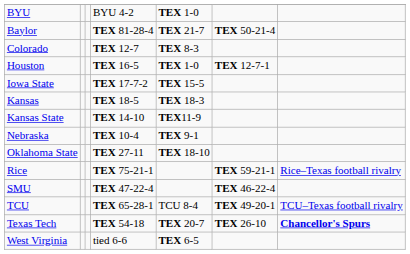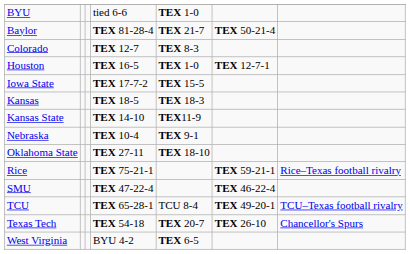(113, 13) BYU 4-2 -> (110, 13) tied 6-6
(325, 223) bold -> (322, 223) normal
(110, 240) tied 6-6 -> (113, 240) BYU 4-2
